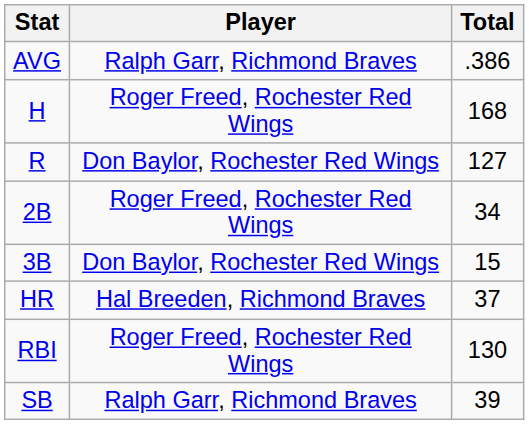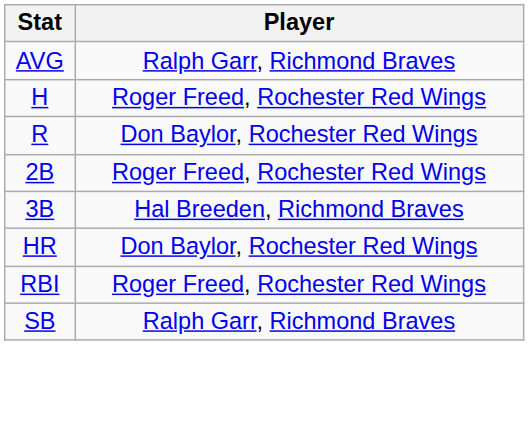- column: (487, 23)
(261, 262) Don Baylor, Rochester Red Wings -> (299, 209) Hal Breeden, Richmond Braves
(261, 299) Hal Breeden, Richmond Braves -> (299, 246) Don Baylor, Rochester Red Wings
